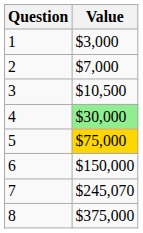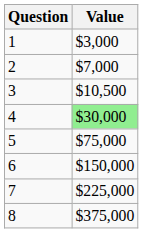(101, 141) gold background -> (101, 141) no background
(105, 191) $245,070 -> (105, 191) $225,000
